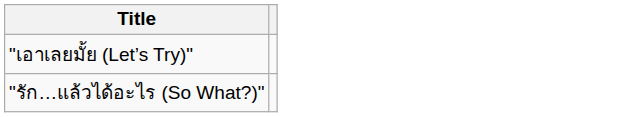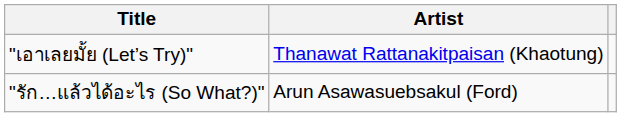+ column: (438, 19)
